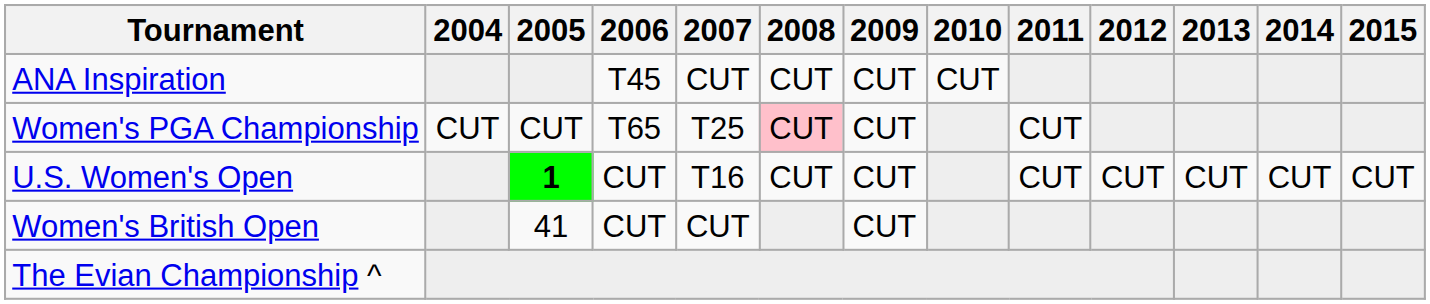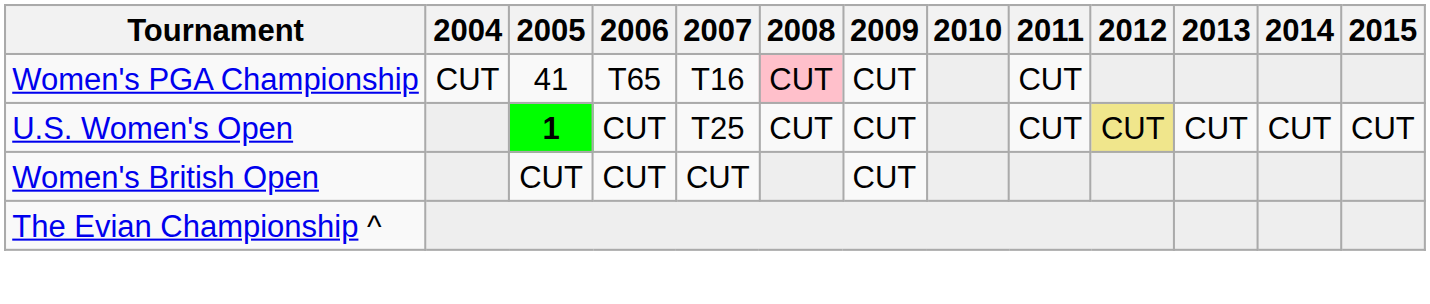- row: (119, 79)
(551, 128) CUT -> (551, 79) 41
(718, 128) T25 -> (718, 79) T16
(718, 177) T16 -> (718, 128) T25
(1133, 177) no background -> (1133, 128) khaki background
(551, 226) 41 -> (551, 177) CUT
